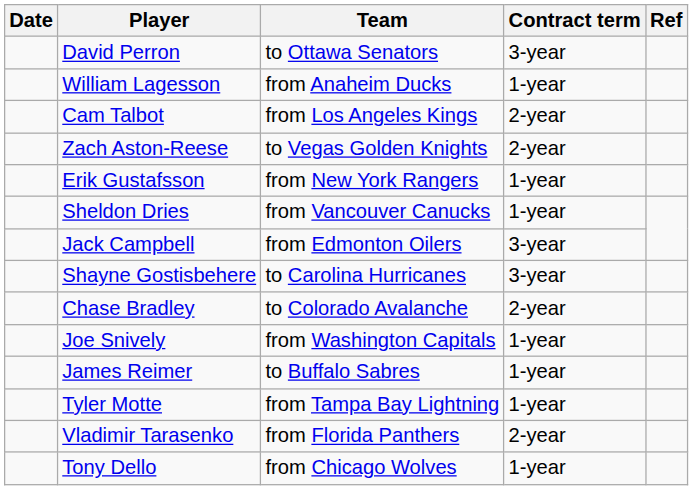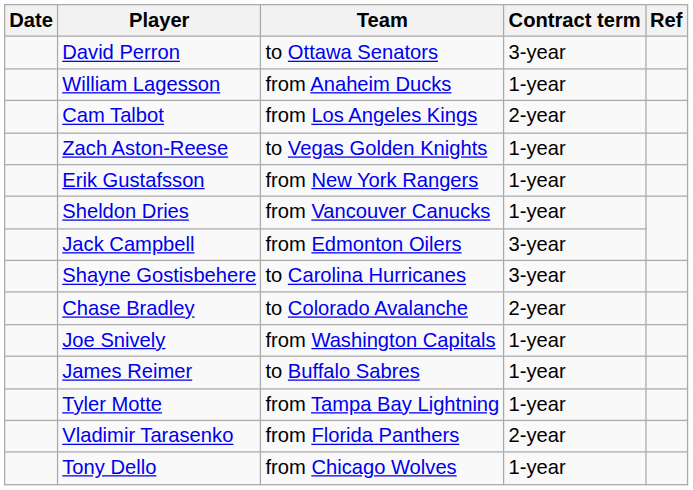(537, 148) 2-year -> (537, 148) 1-year
